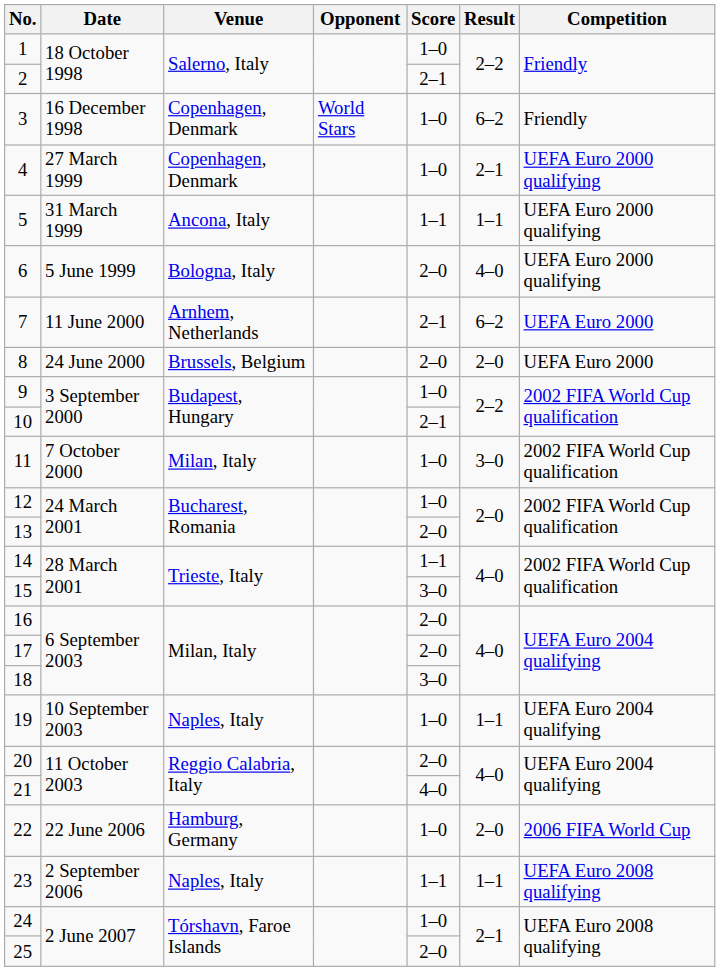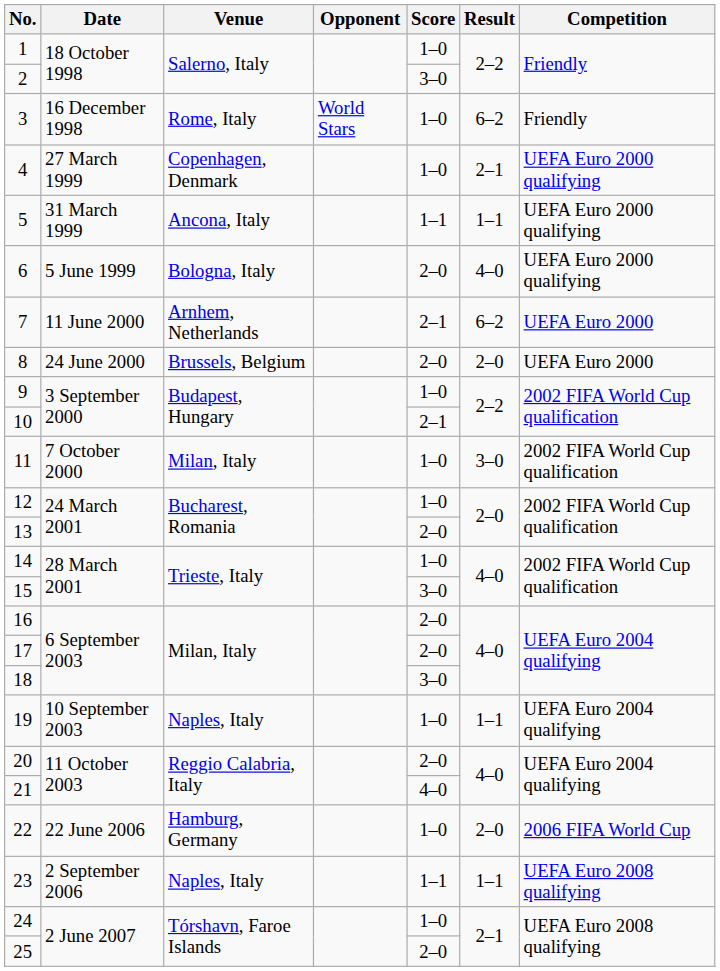(433, 78) 2–1 -> (433, 78) 3–0
(217, 118) Copenhagen, Denmark -> (212, 118) Rome, Italy
(433, 561) 1–1 -> (433, 561) 1–0
